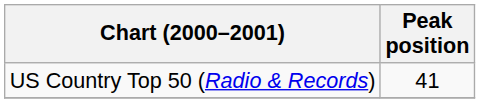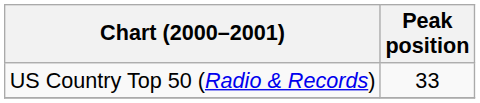(427, 80) 41 -> (427, 80) 33
